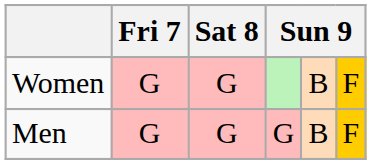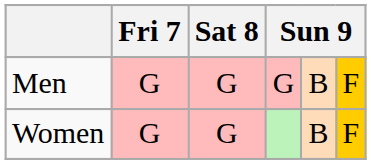rows swapped: (39, 134) <-> (58, 82)
